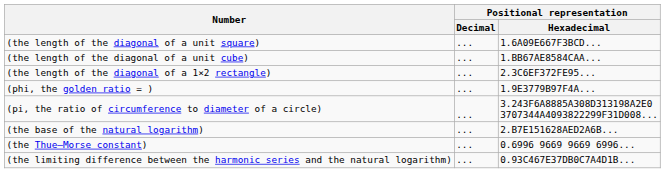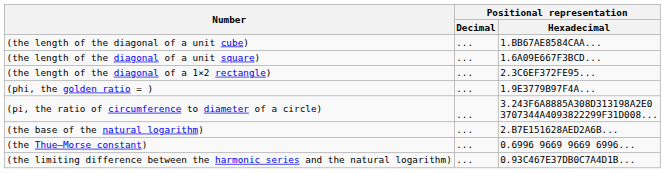rows swapped: (133, 42) <-> (128, 58)
